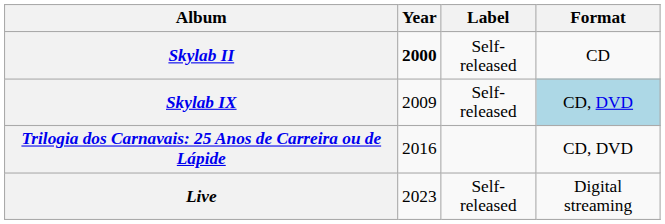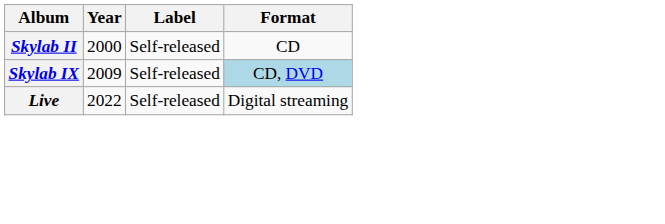(419, 55) bold -> (104, 45) normal
- row: (201, 149)
(419, 195) 2023 -> (104, 100) 2022
